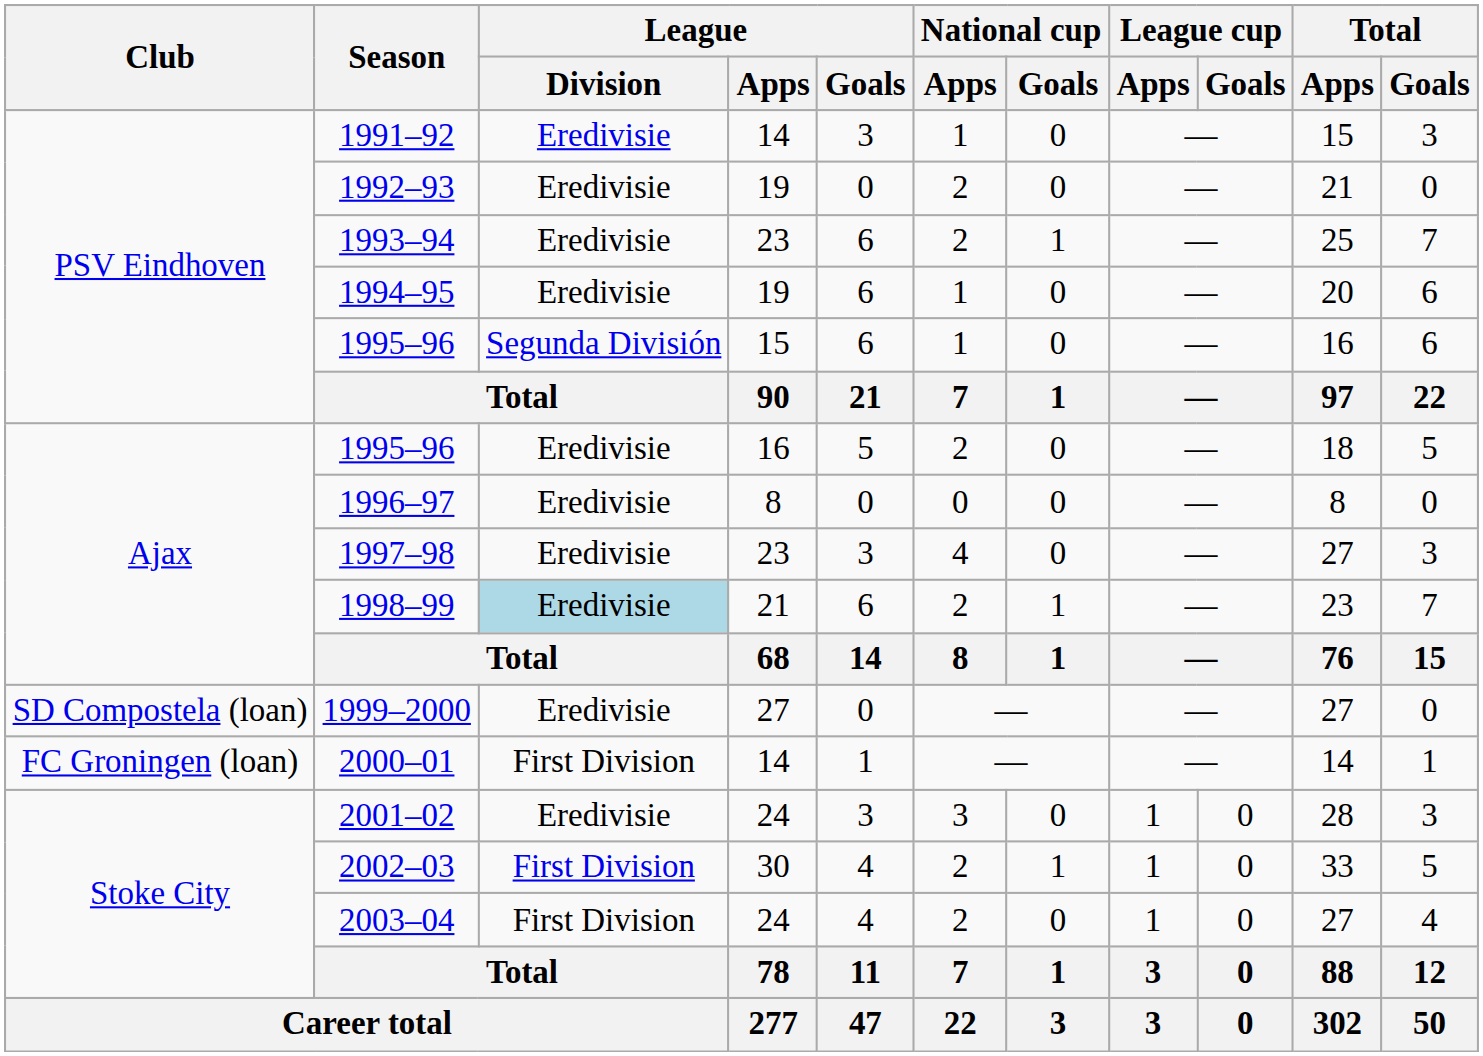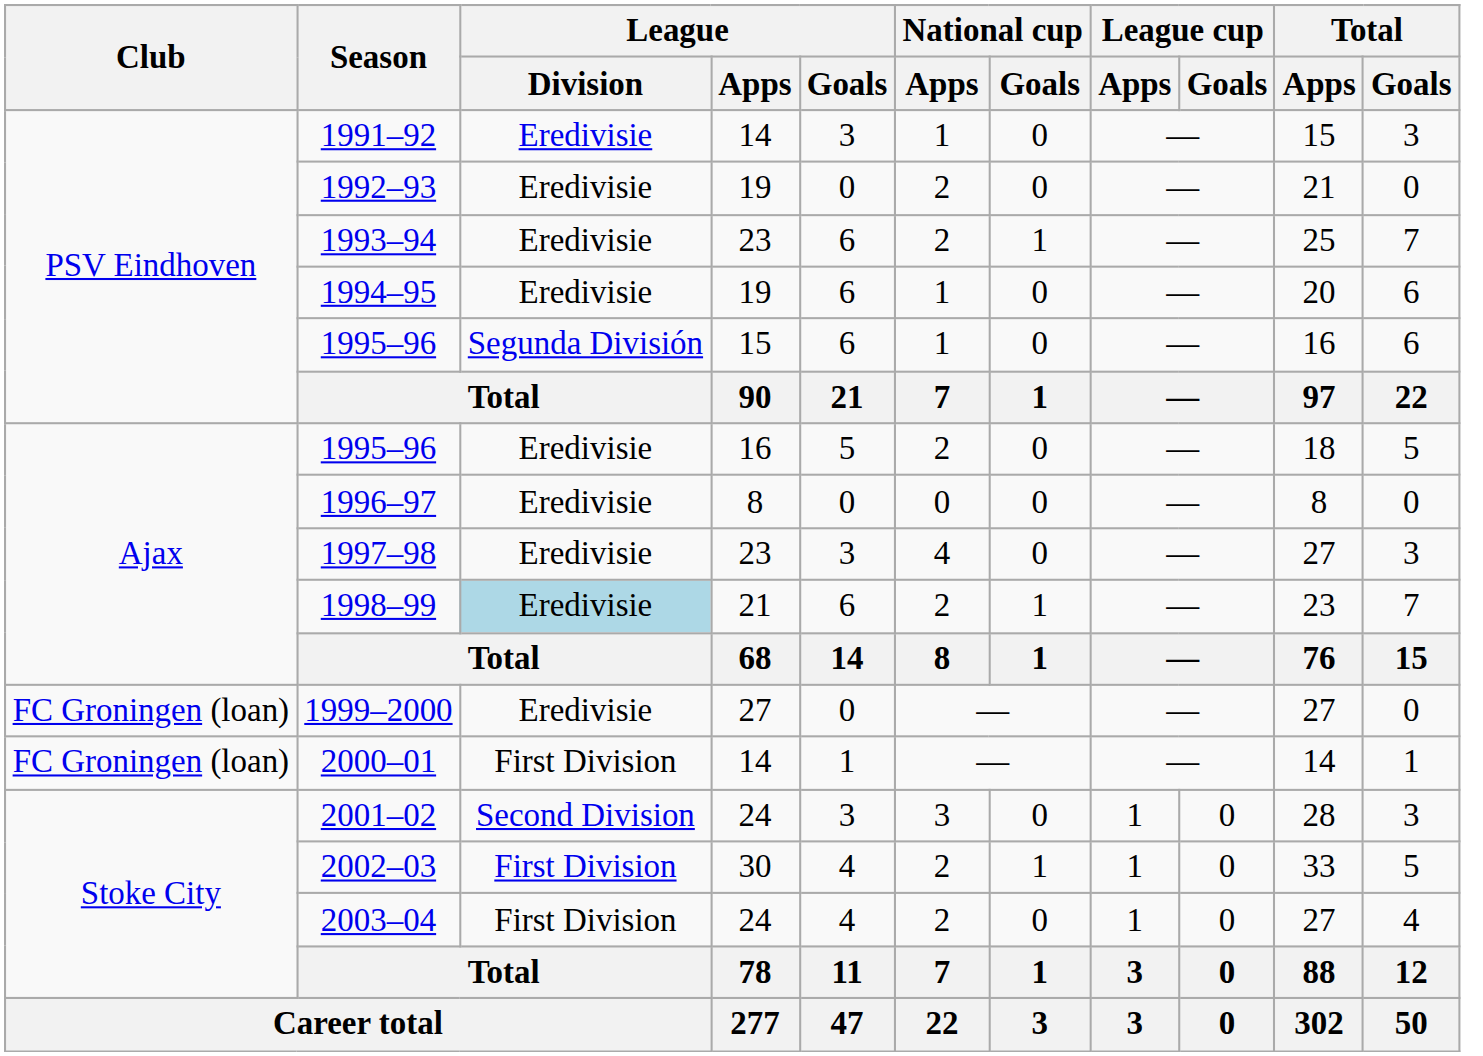(160, 710) SD Compostela (loan) -> (151, 710) FC Groningen (loan)
(604, 814) Eredivisie -> (585, 814) Second Division
